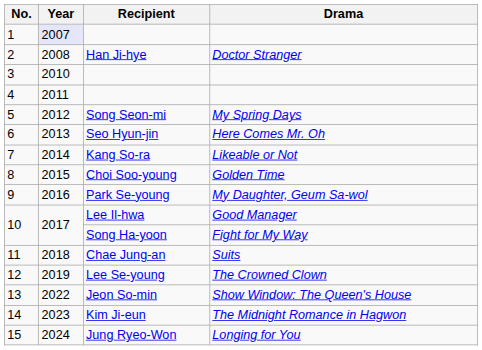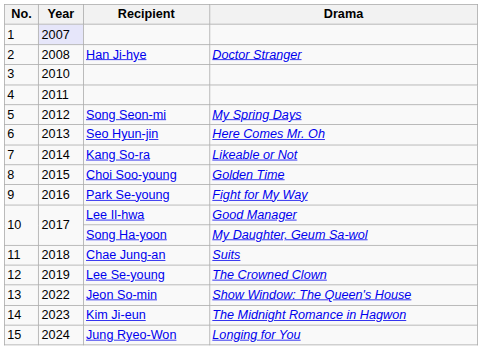(290, 194) My Daughter, Geum Sa-wol -> (260, 194) Fight for My Way
(260, 235) Fight for My Way -> (290, 235) My Daughter, Geum Sa-wol
